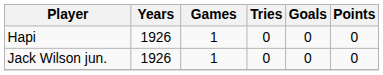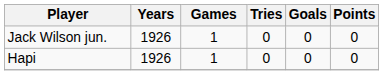rows swapped: (57, 59) <-> (22, 37)
